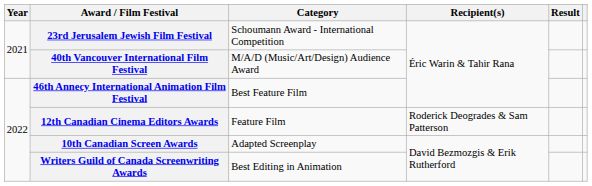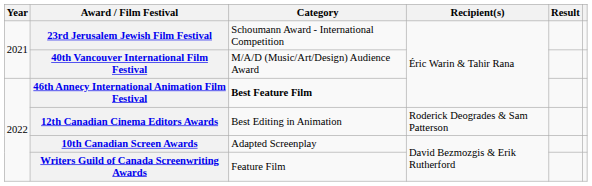(269, 92) normal -> (272, 92) bold
(258, 121) Feature Film -> (287, 121) Best Editing in Animation
(287, 166) Best Editing in Animation -> (258, 166) Feature Film
